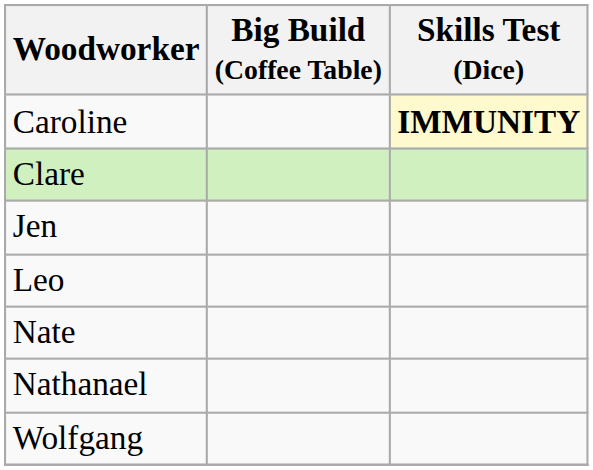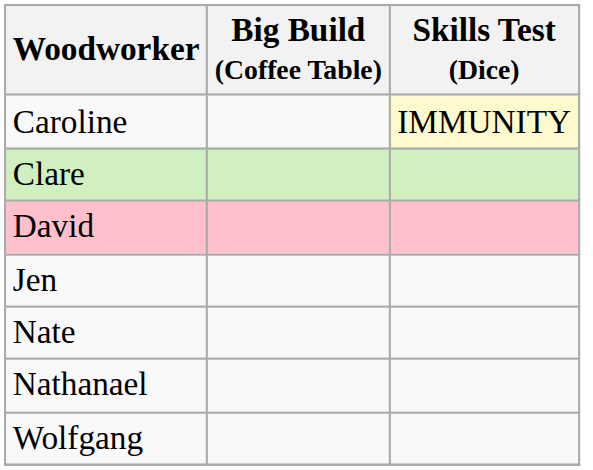(489, 121) bold -> (484, 121) normal
+ row: (53, 226)
- row: (39, 279)
